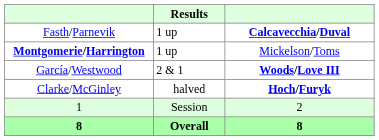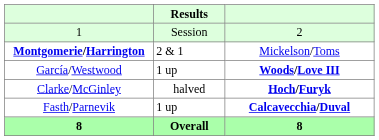rows swapped: (79, 32) <-> (79, 107)
(167, 51) 1 up -> (170, 51) 2 & 1
(170, 70) 2 & 1 -> (167, 70) 1 up
